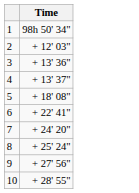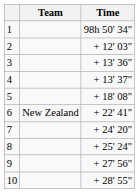+ column: (50, 12)
